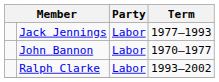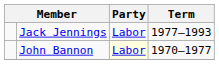(129, 50) no background -> (129, 50) lightyellow background
- row: (60, 68)
